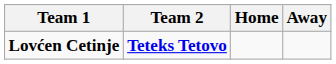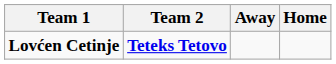columns swapped: (257, 18) <-> (307, 18)
